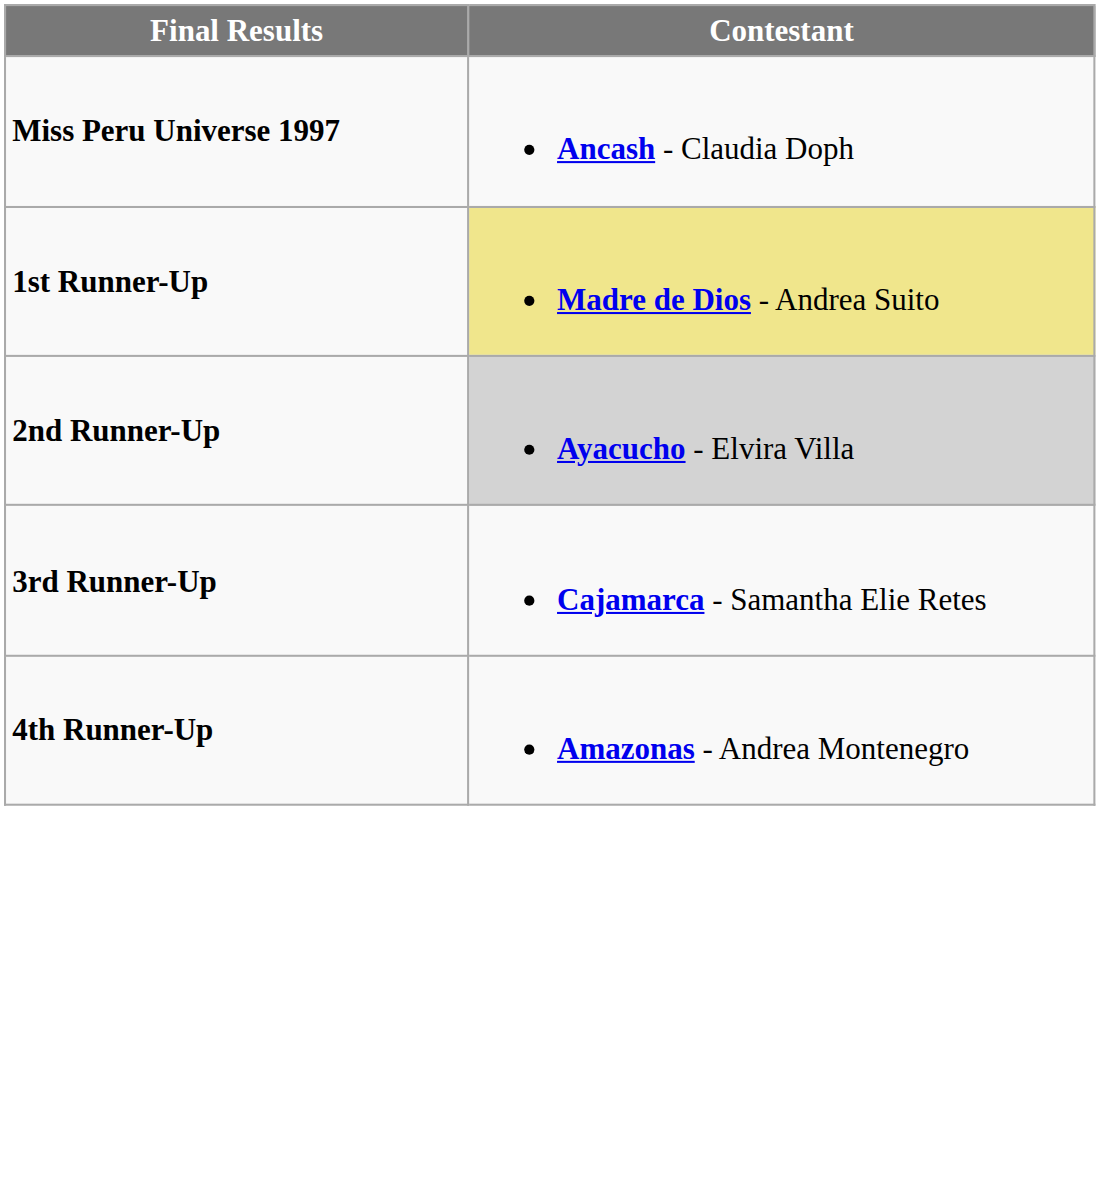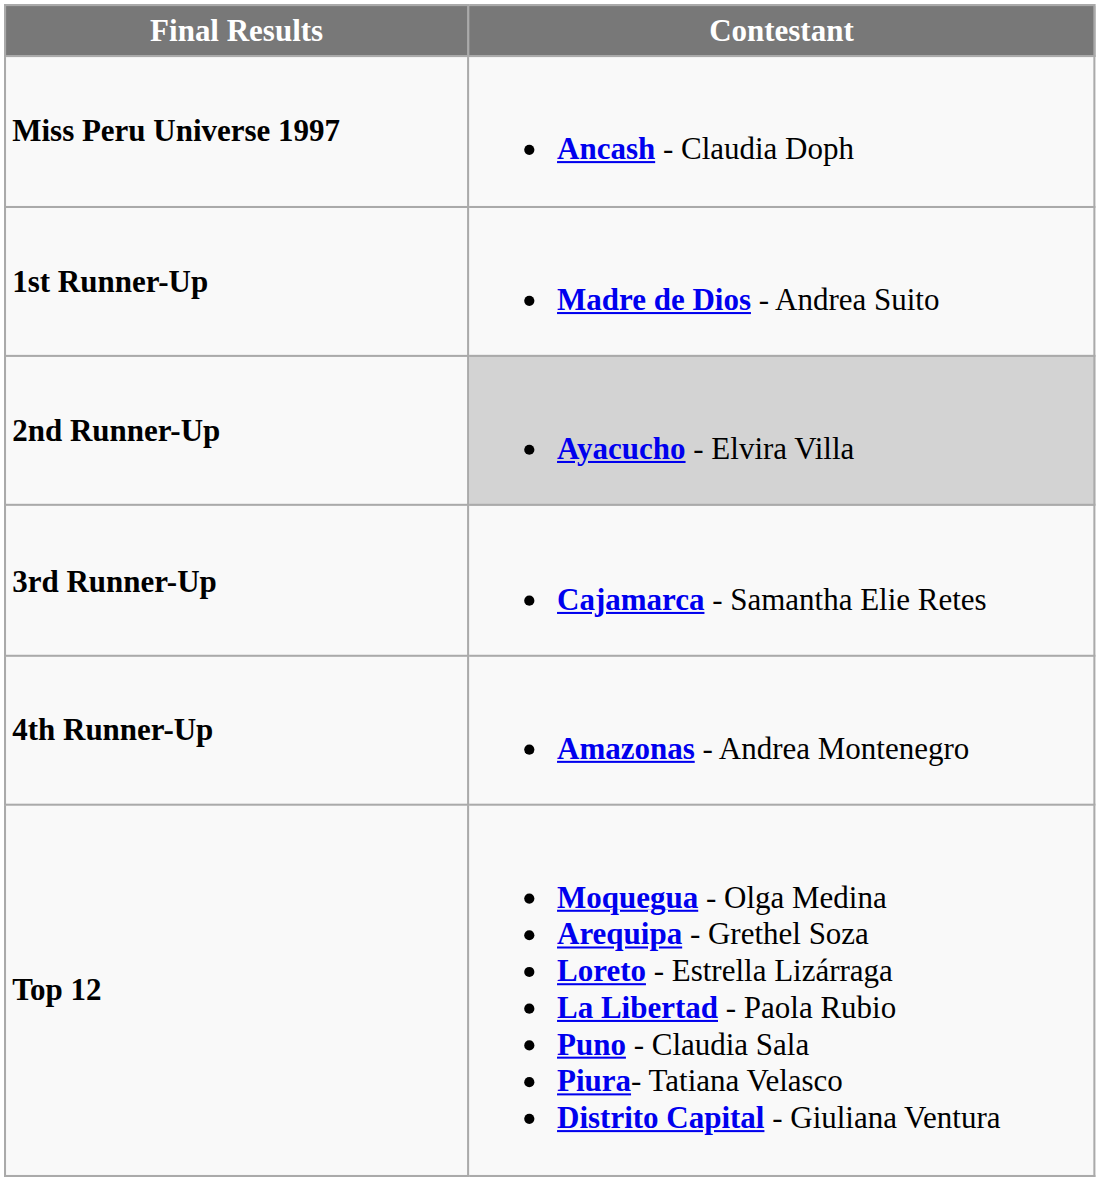(781, 299) khaki background -> (781, 299) no background
+ row: (57, 989)
